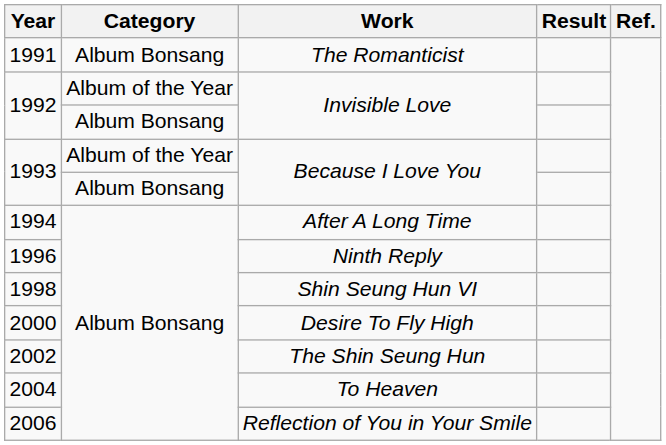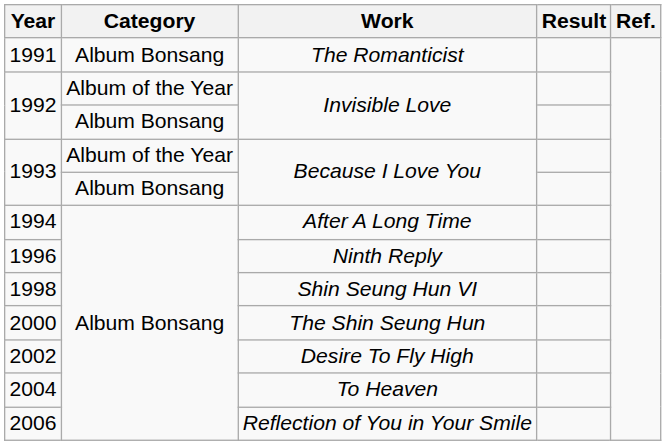(387, 322) Desire To Fly High -> (387, 322) The Shin Seung Hun
(387, 356) The Shin Seung Hun -> (387, 356) Desire To Fly High
